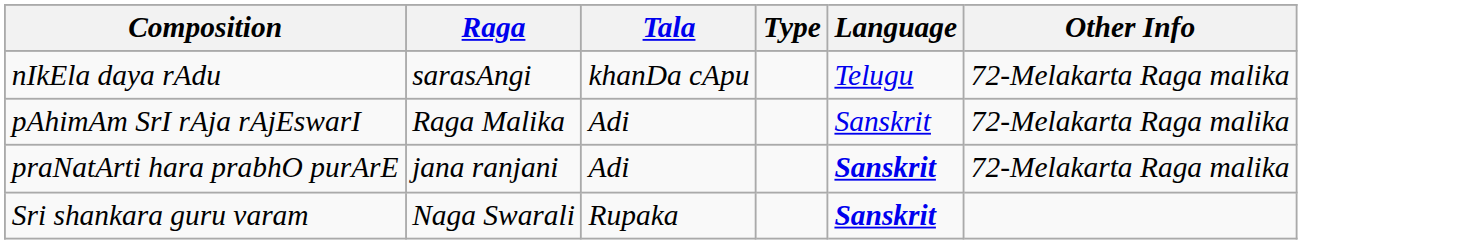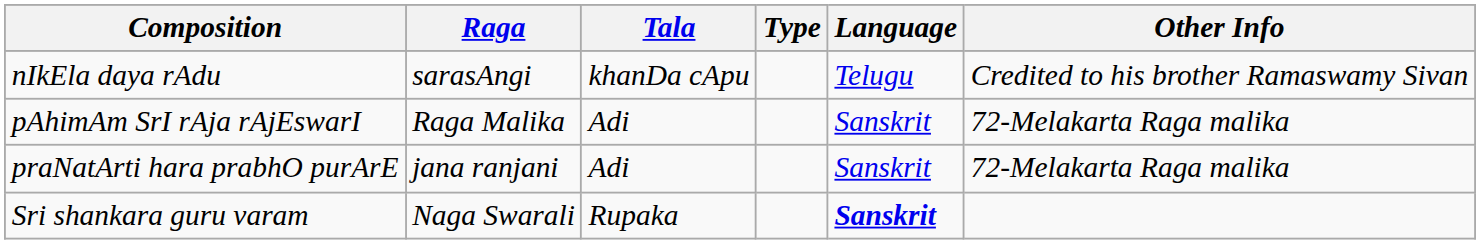(1130, 74) 72-Melakarta Raga malika -> (1219, 74) Credited to his brother Ramaswamy Sivan
(885, 167) bold -> (883, 167) normal
